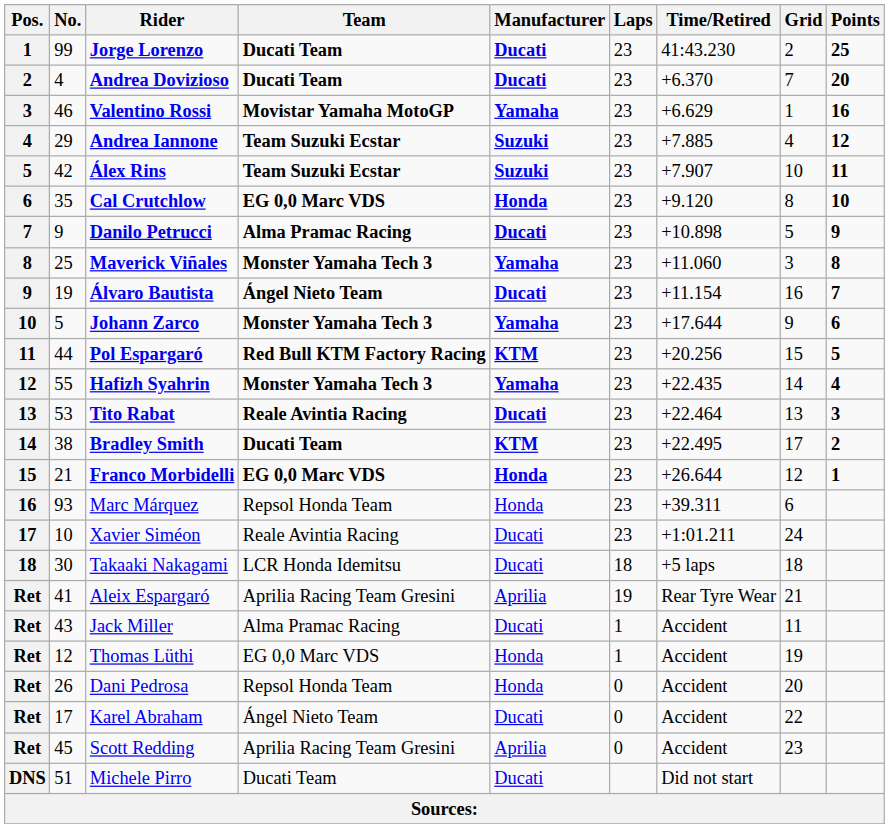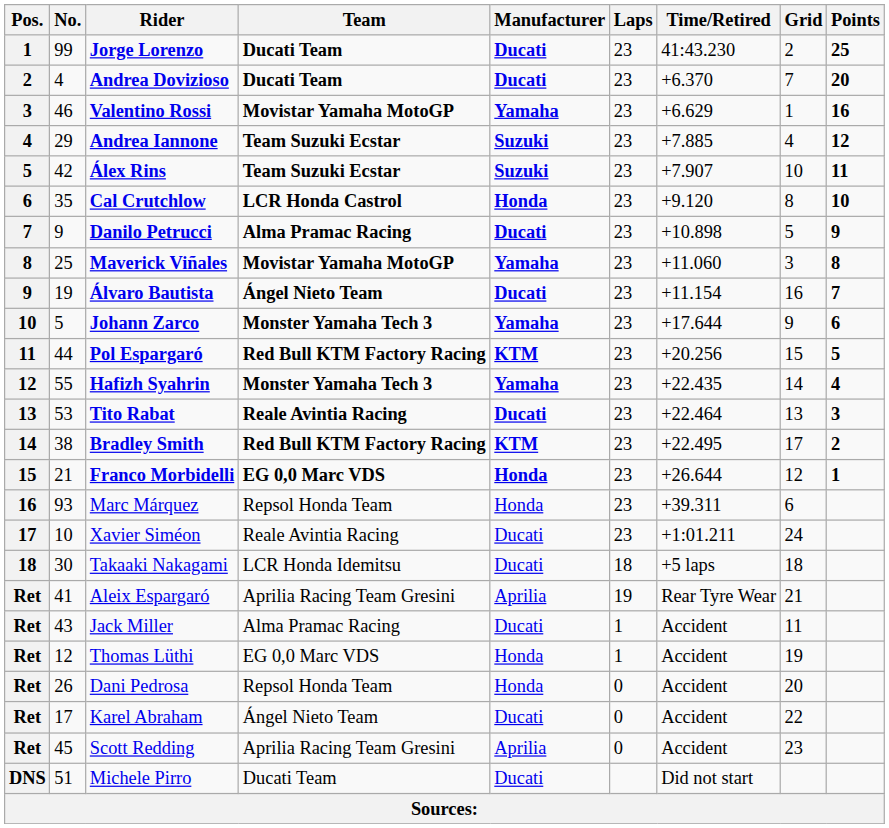(314, 201) EG 0,0 Marc VDS -> (322, 201) LCR Honda Castrol
(337, 262) Monster Yamaha Tech 3 -> (348, 262) Movistar Yamaha MotoGP
(293, 444) Ducati Team -> (364, 444) Red Bull KTM Factory Racing
